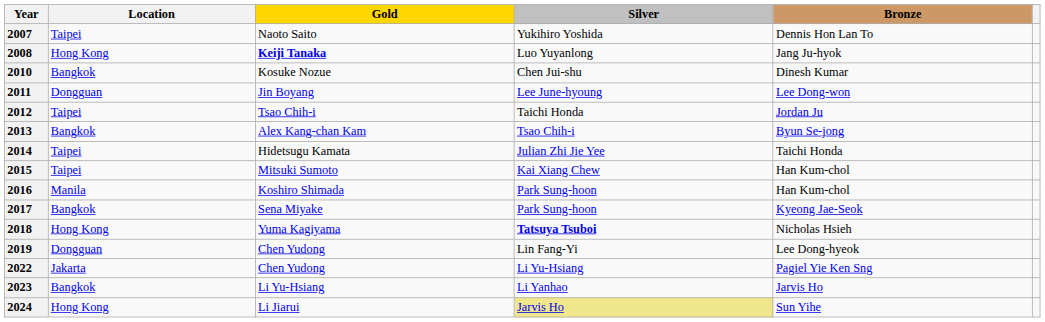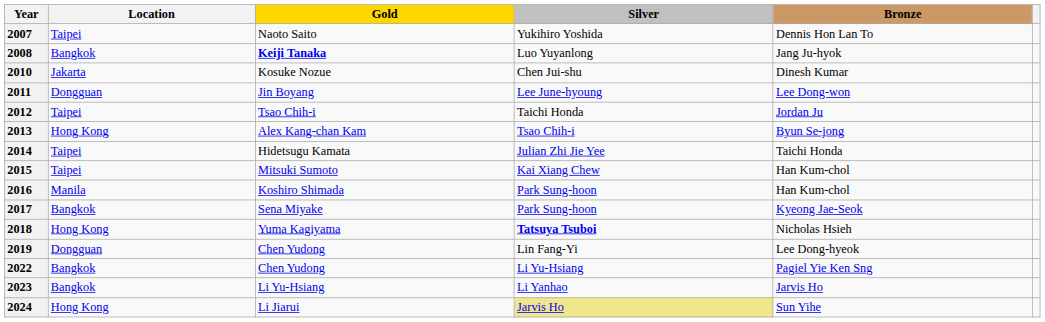(80, 53) Hong Kong -> (73, 53) Bangkok
(73, 72) Bangkok -> (68, 72) Jakarta
(73, 131) Bangkok -> (80, 131) Hong Kong
(68, 268) Jakarta -> (73, 268) Bangkok
